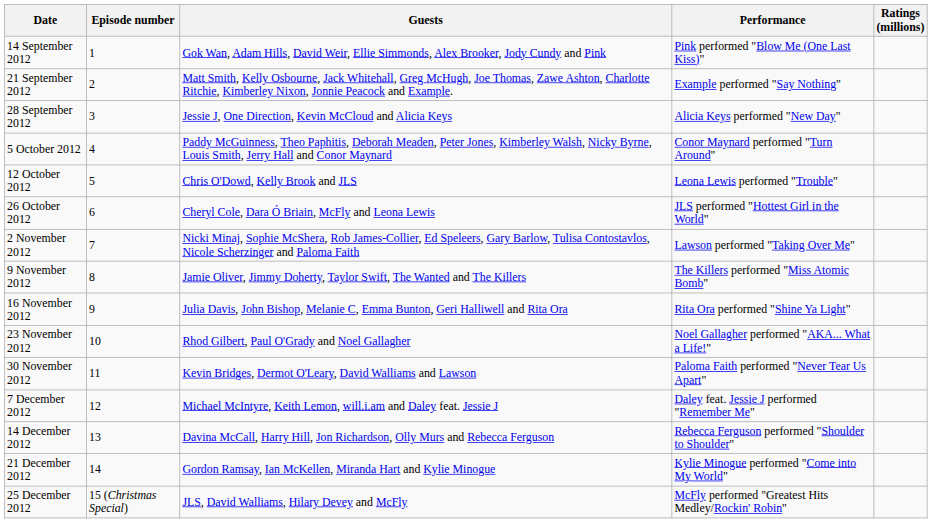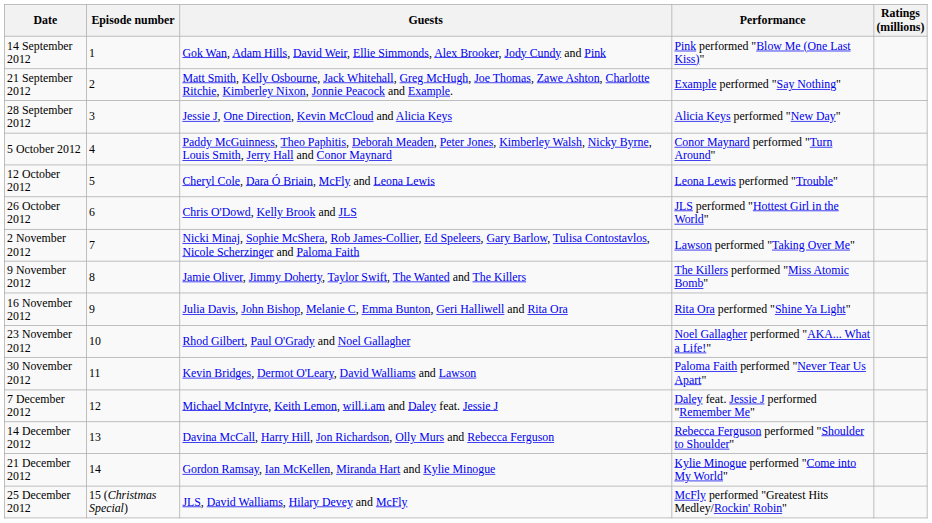(270, 181) Chris O'Dowd, Kelly Brook and JLS -> (309, 181) Cheryl Cole, Dara Ó Briain, McFly and Leona Lewis
(309, 213) Cheryl Cole, Dara Ó Briain, McFly and Leona Lewis -> (270, 213) Chris O'Dowd, Kelly Brook and JLS
